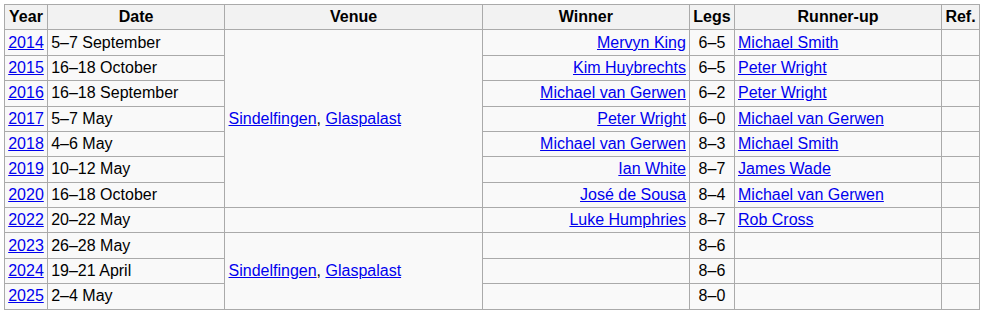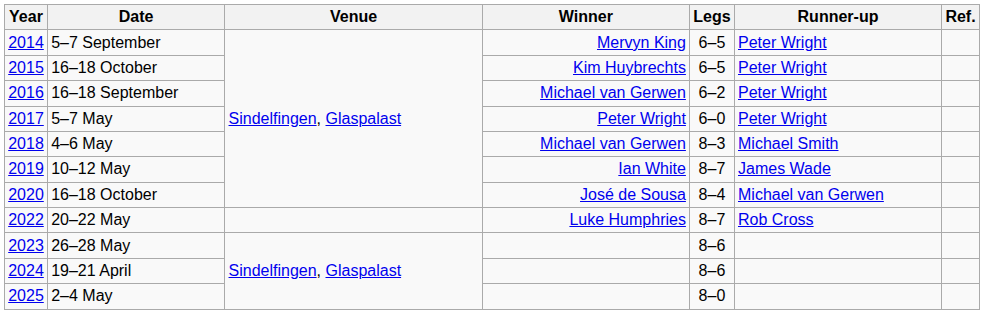(788, 42) Michael Smith -> (782, 42) Peter Wright
(811, 118) Michael van Gerwen -> (782, 118) Peter Wright
